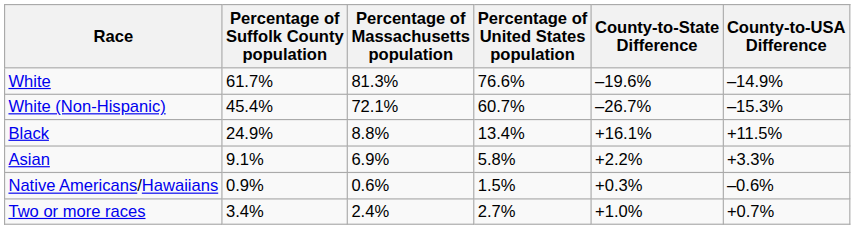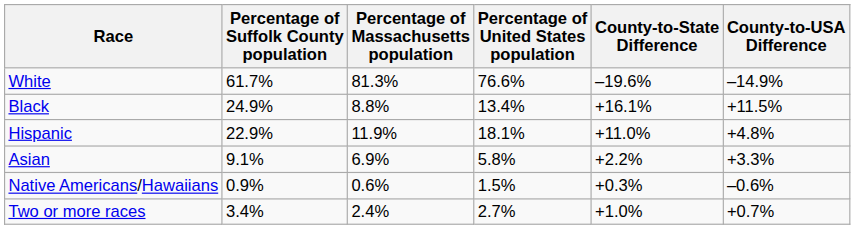- row: (87, 107)
+ row: (40, 133)
